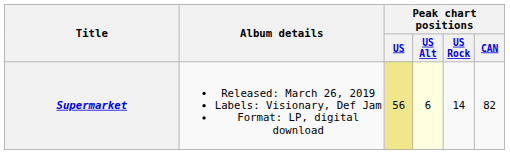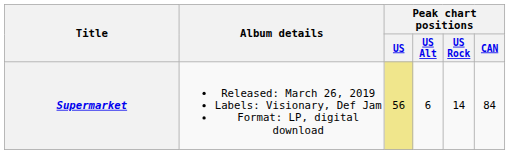(428, 106) lightyellow background -> (428, 106) no background
(490, 106) 82 -> (490, 106) 84
